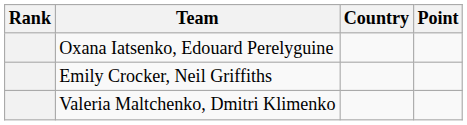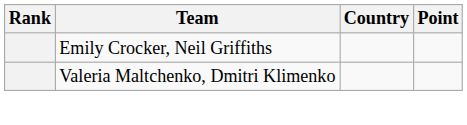- row: (196, 47)
